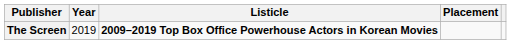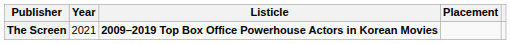(84, 30) 2019 -> (84, 30) 2021
